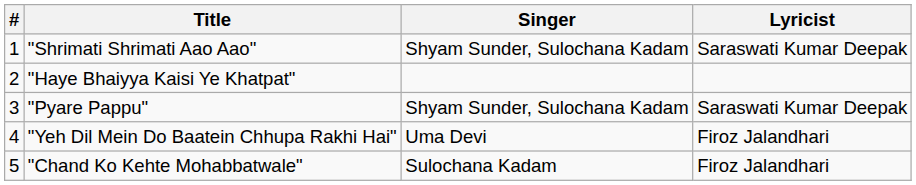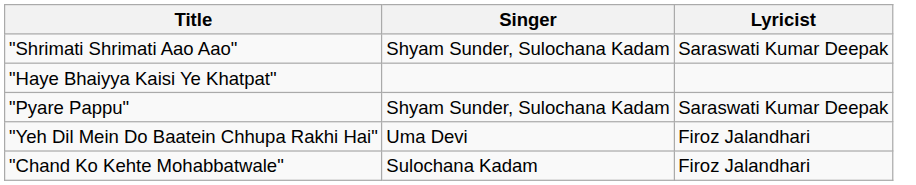- column: (14, 19)
